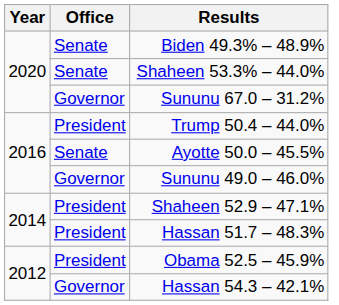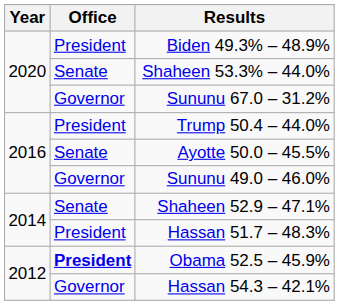(81, 44) Senate -> (90, 44) President
(90, 206) President -> (81, 206) Senate
(90, 260) normal -> (93, 260) bold
